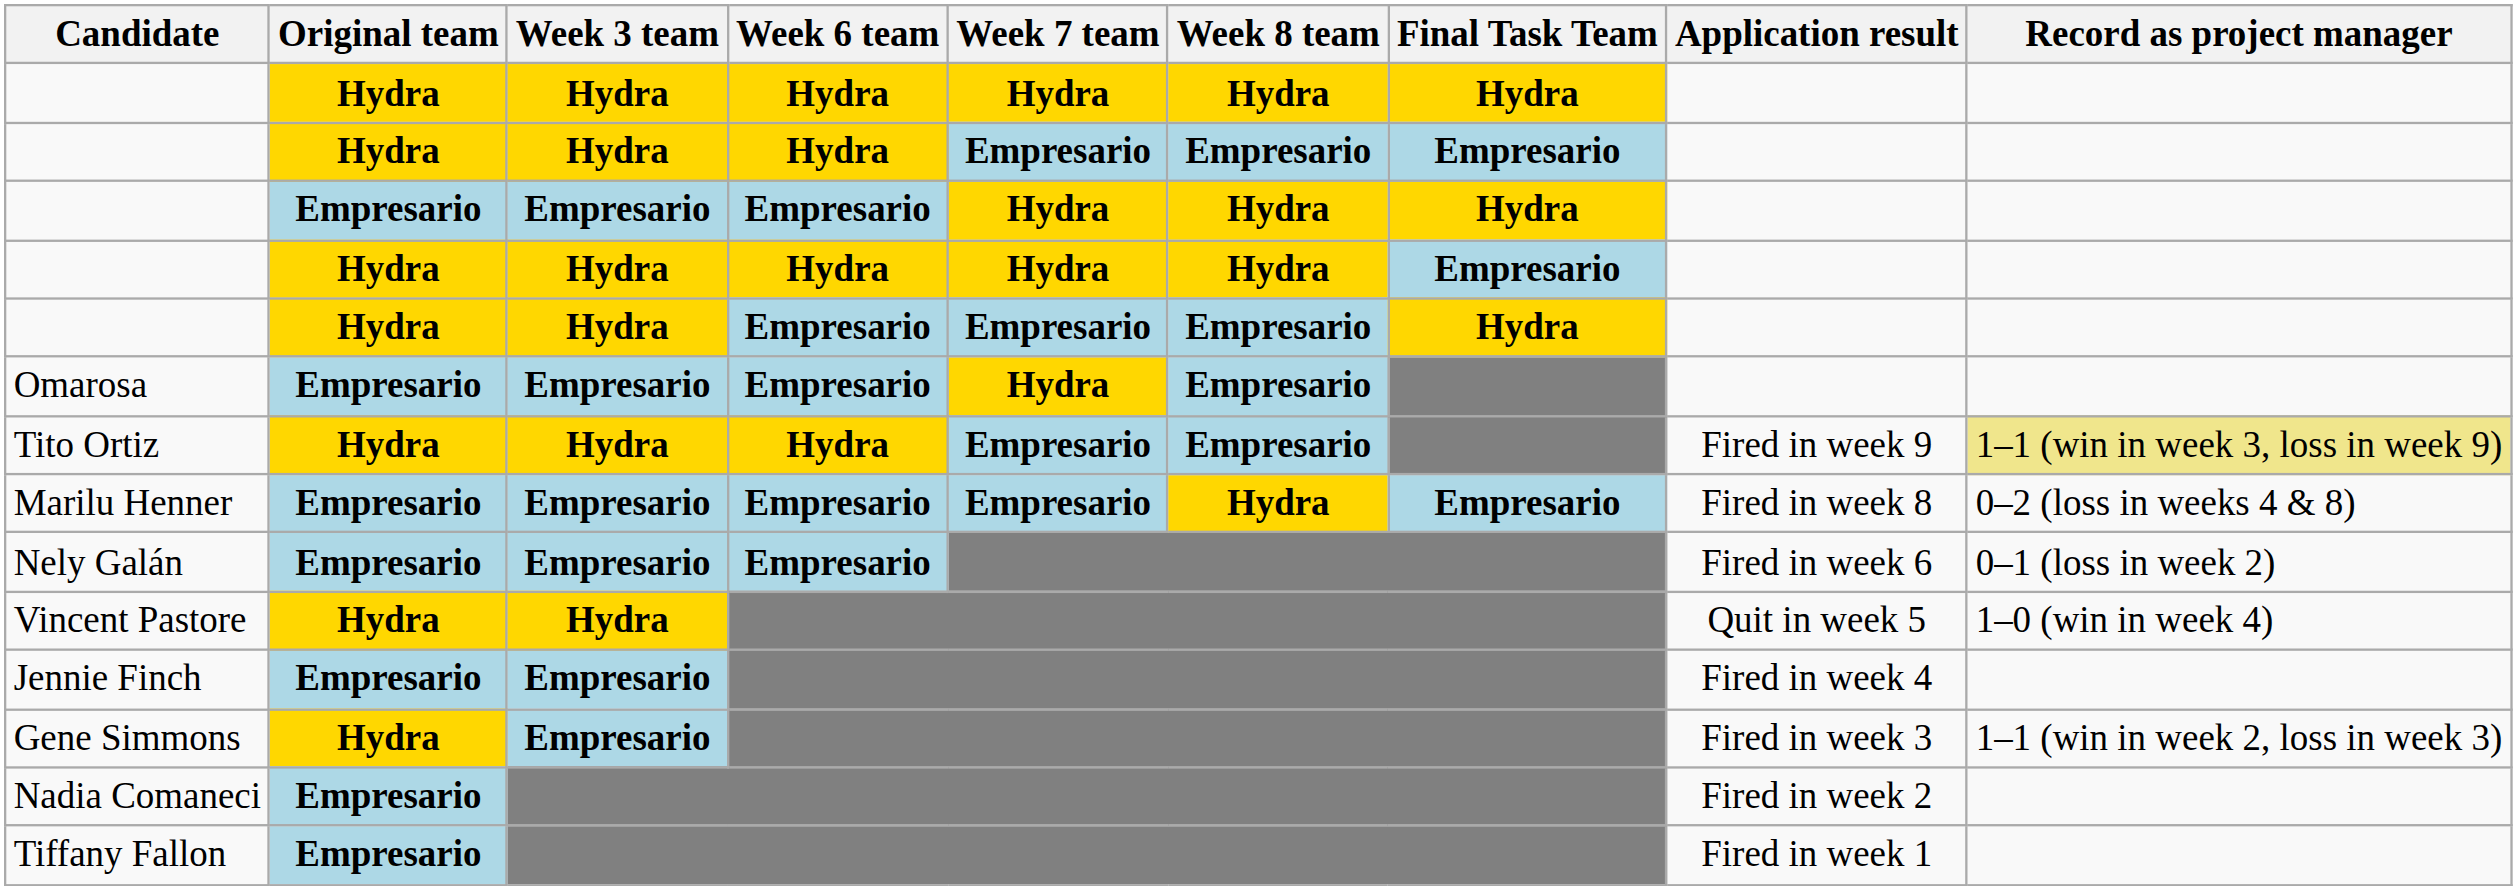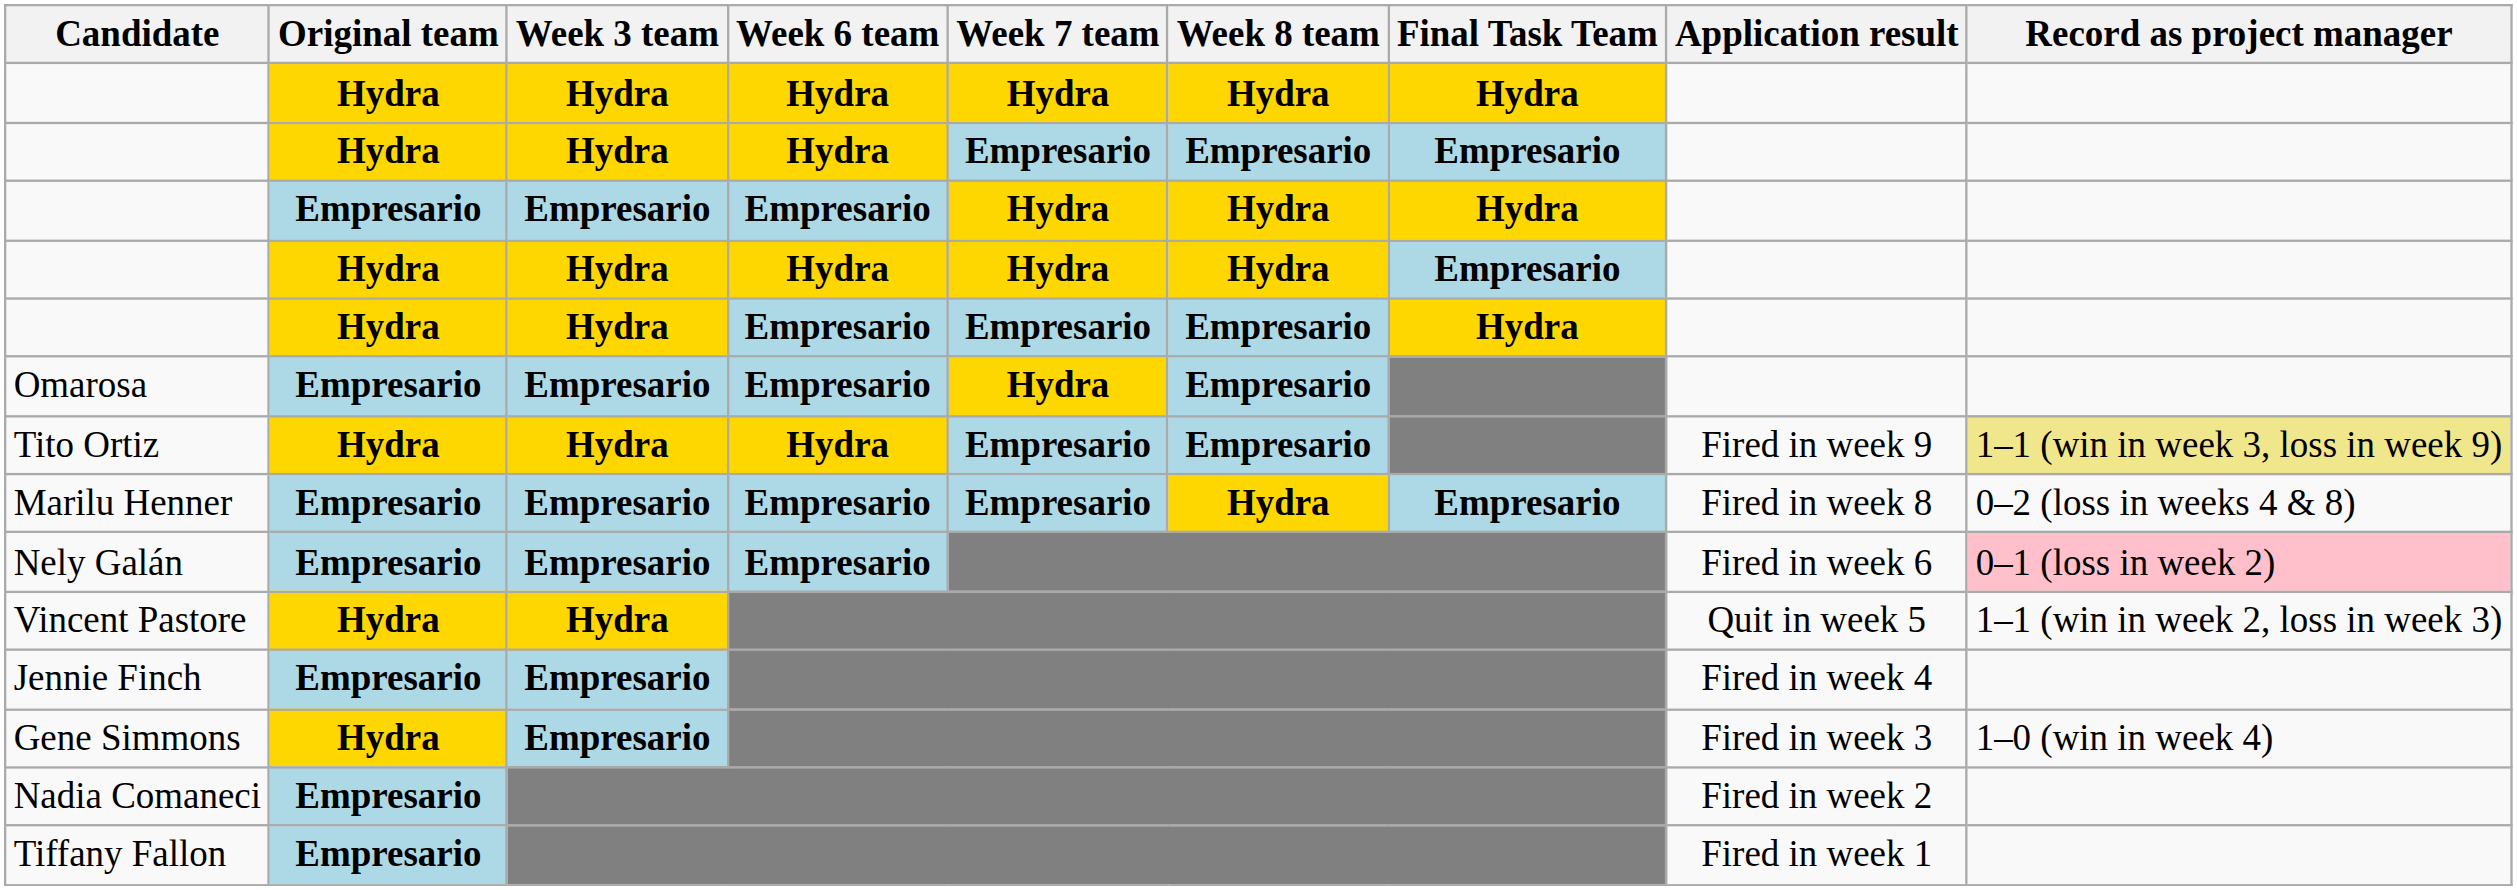(2126, 561) no background -> (2126, 561) pink background
(2124, 619) 1–0 (win in week 4) -> (2239, 619) 1–1 (win in week 2, loss in week 3)
(2239, 737) 1–1 (win in week 2, loss in week 3) -> (2124, 737) 1–0 (win in week 4)
